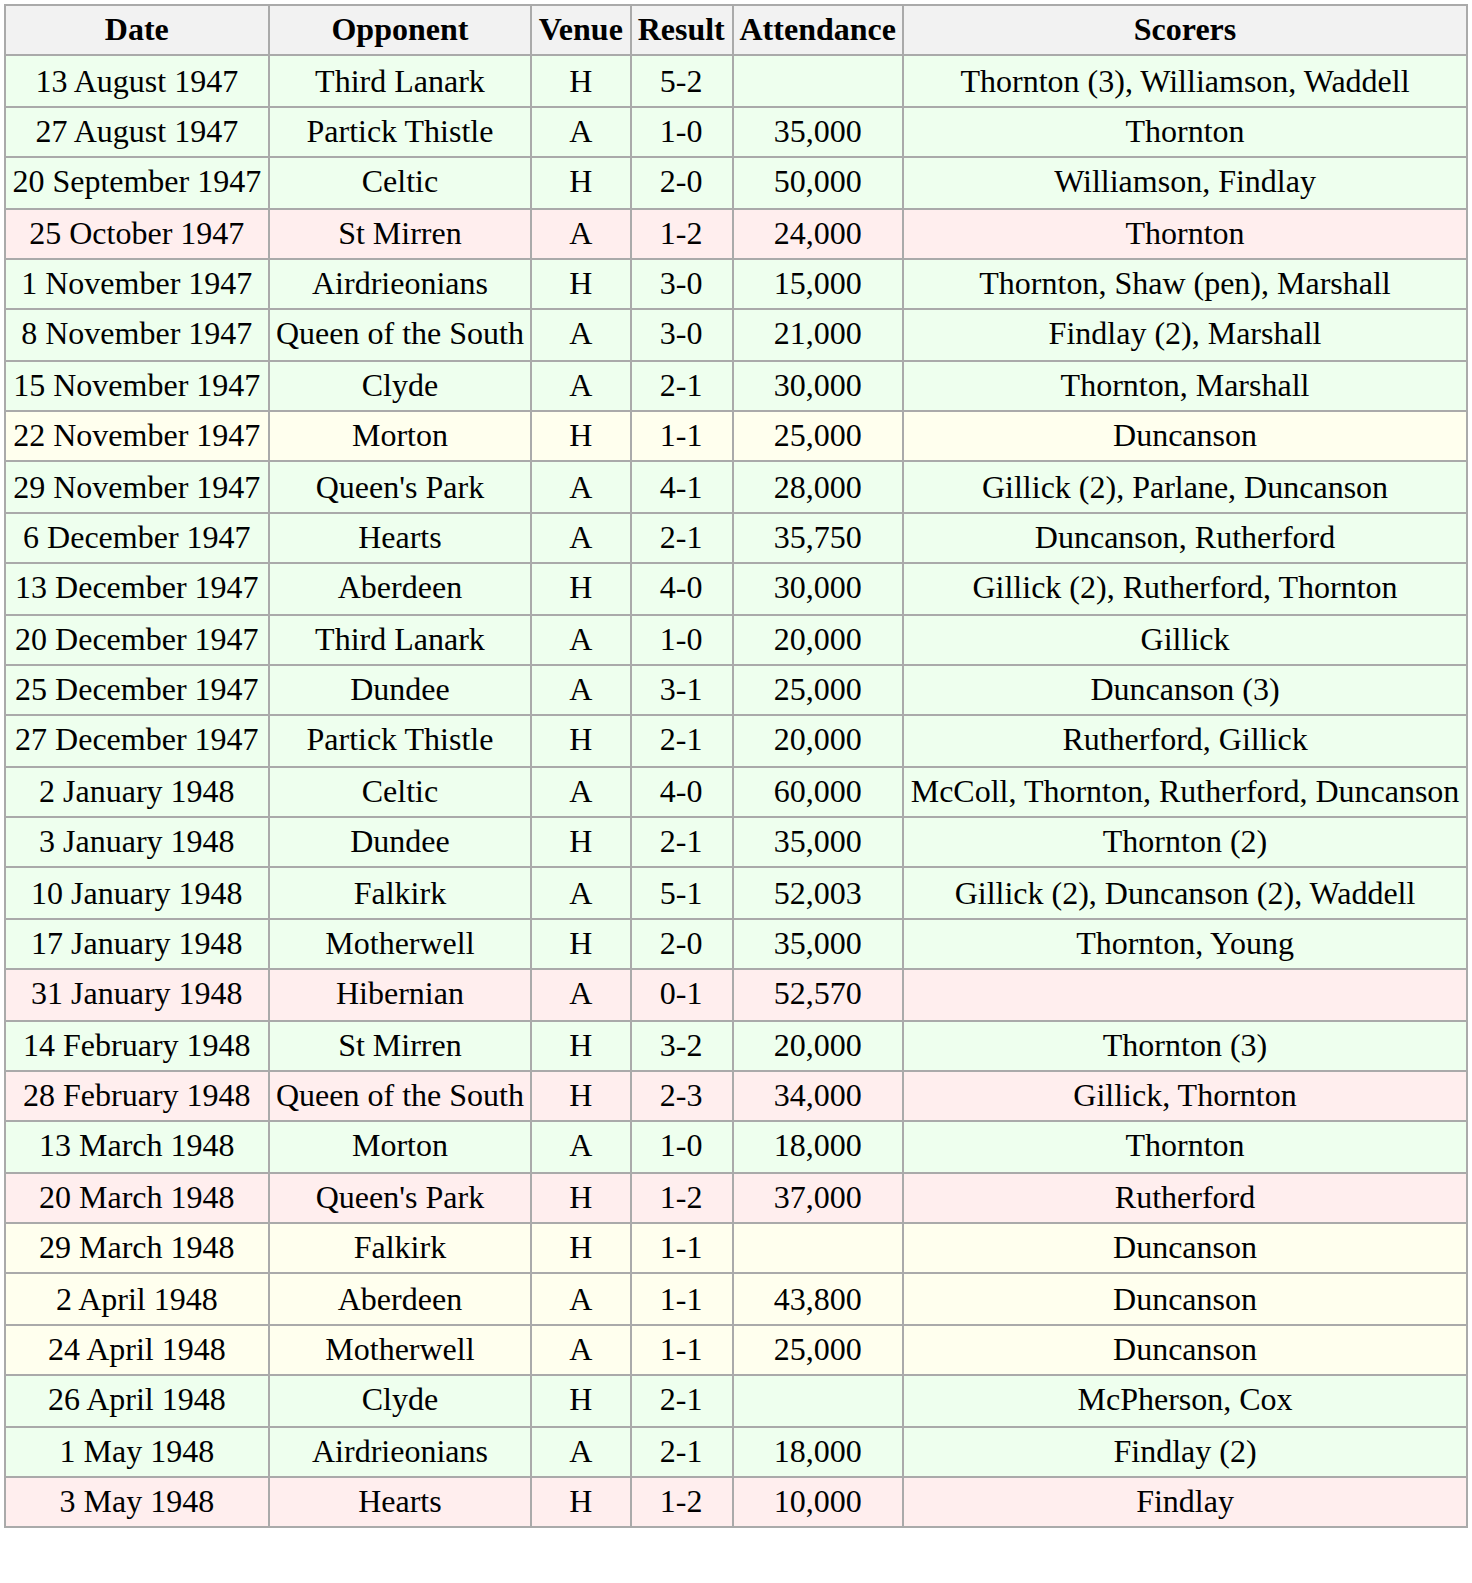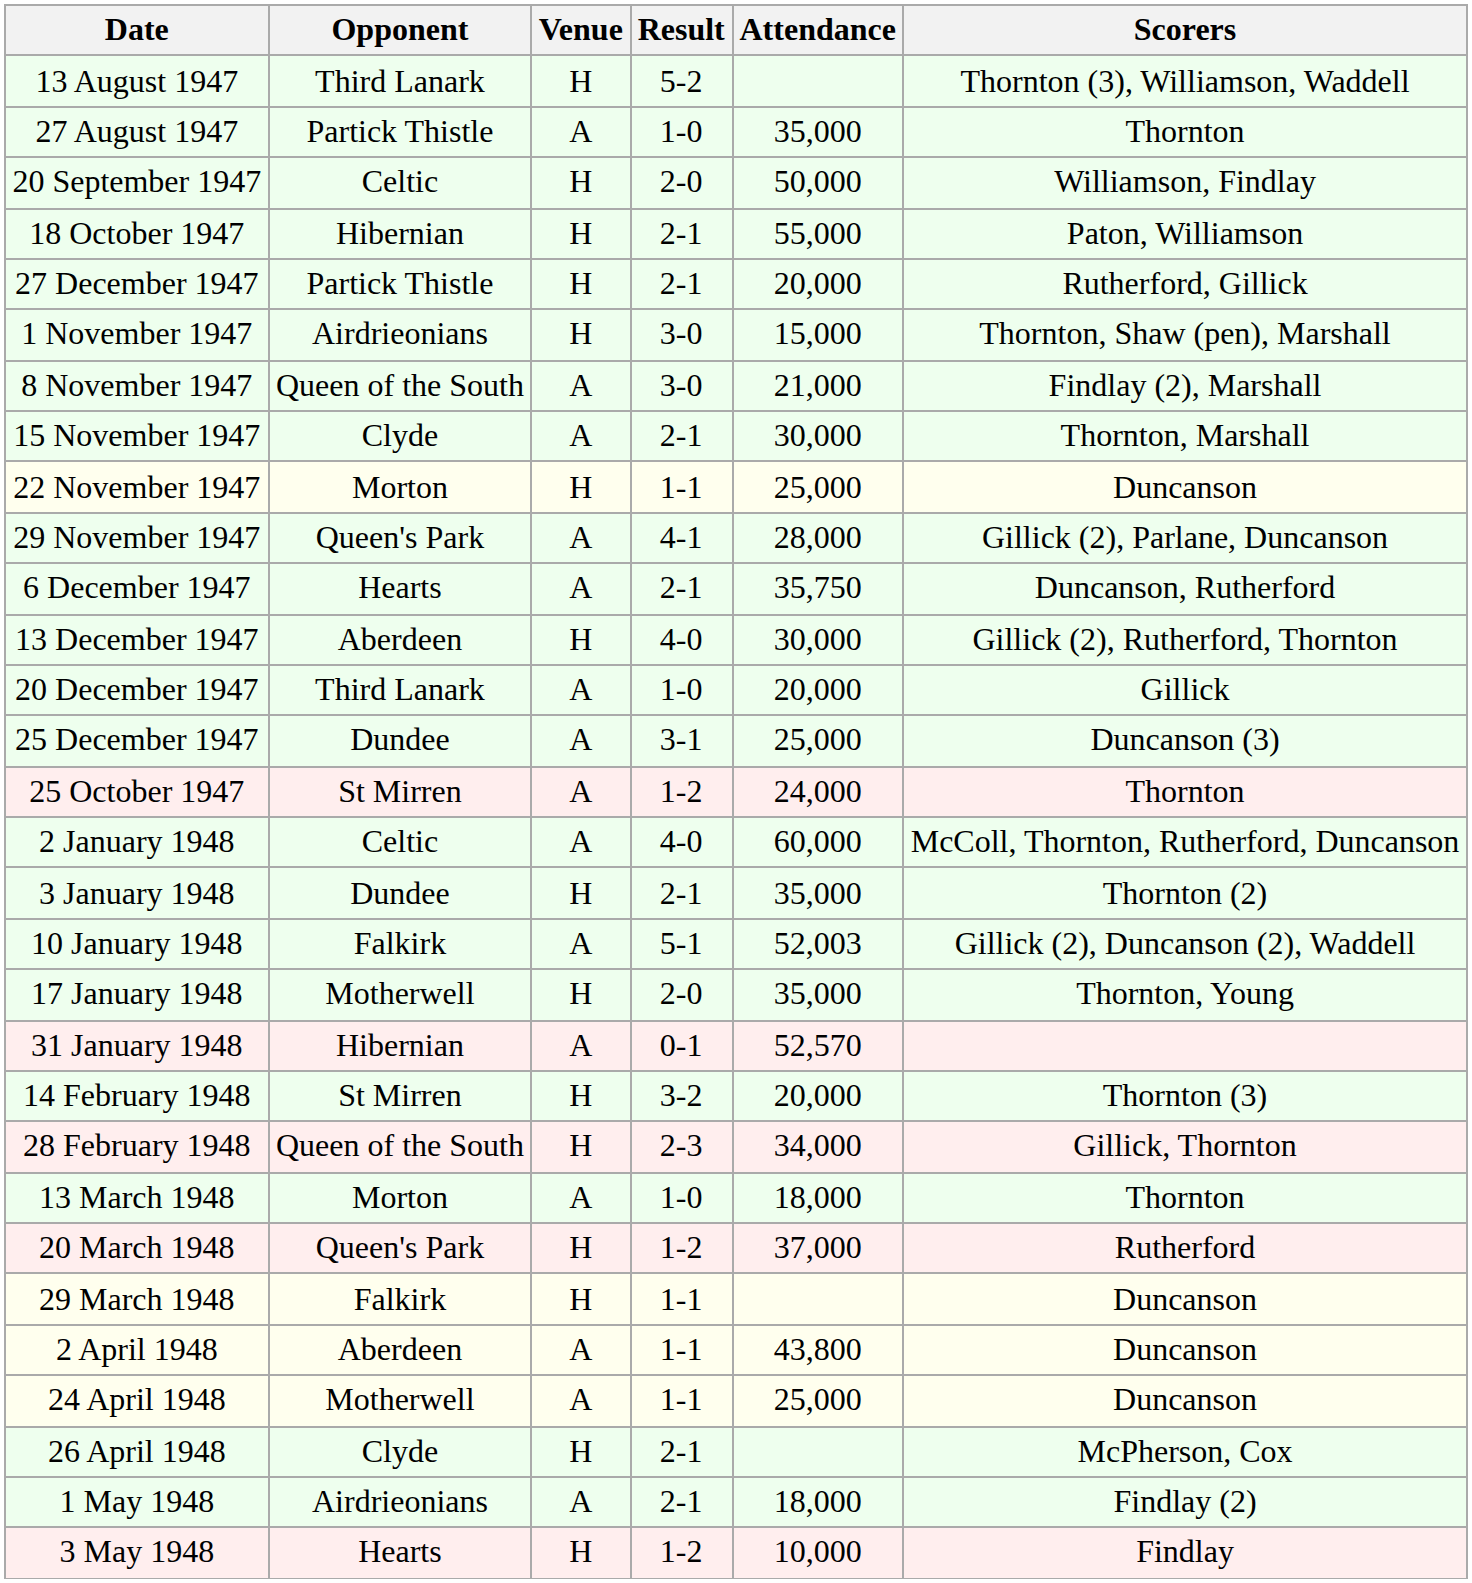+ row: (137, 232)
rows swapped: (137, 232) <-> (137, 740)
